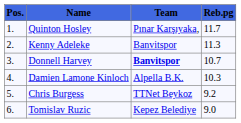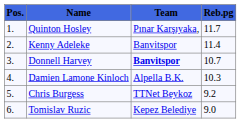(212, 45) 11.3 -> (212, 45) 11.4
